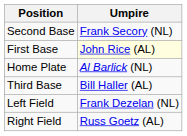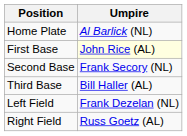rows swapped: (37, 67) <-> (41, 31)
